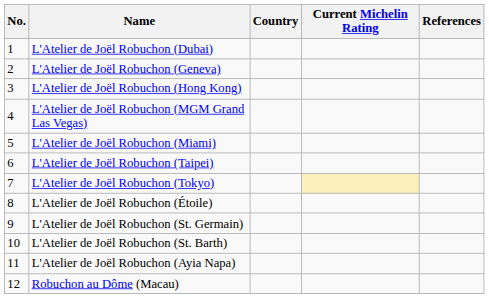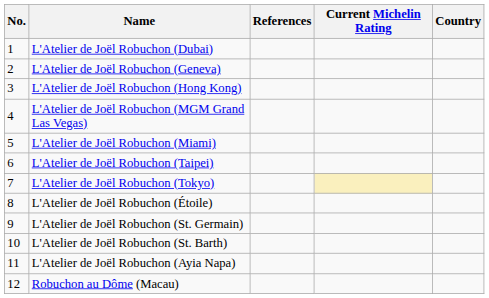columns swapped: (275, 21) <-> (452, 21)
